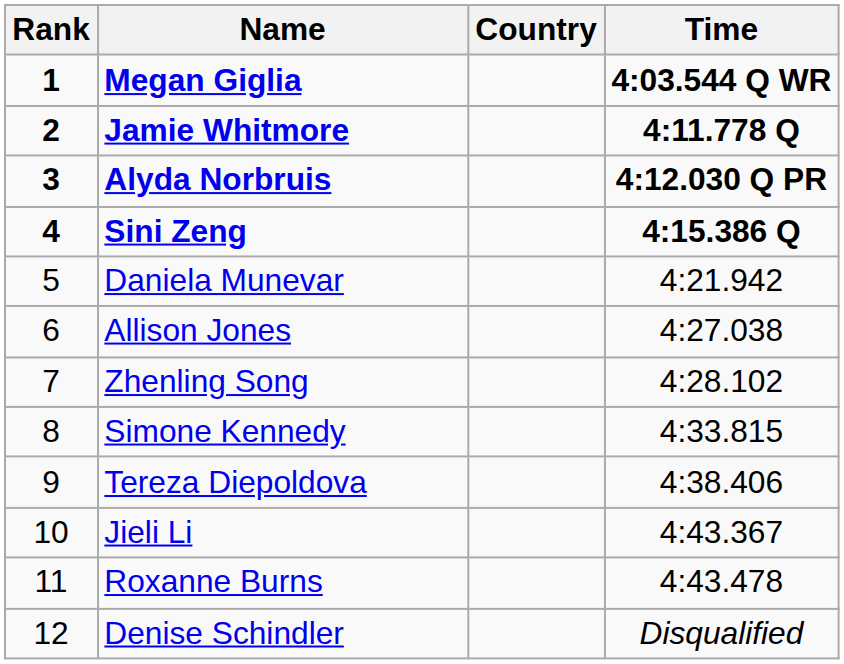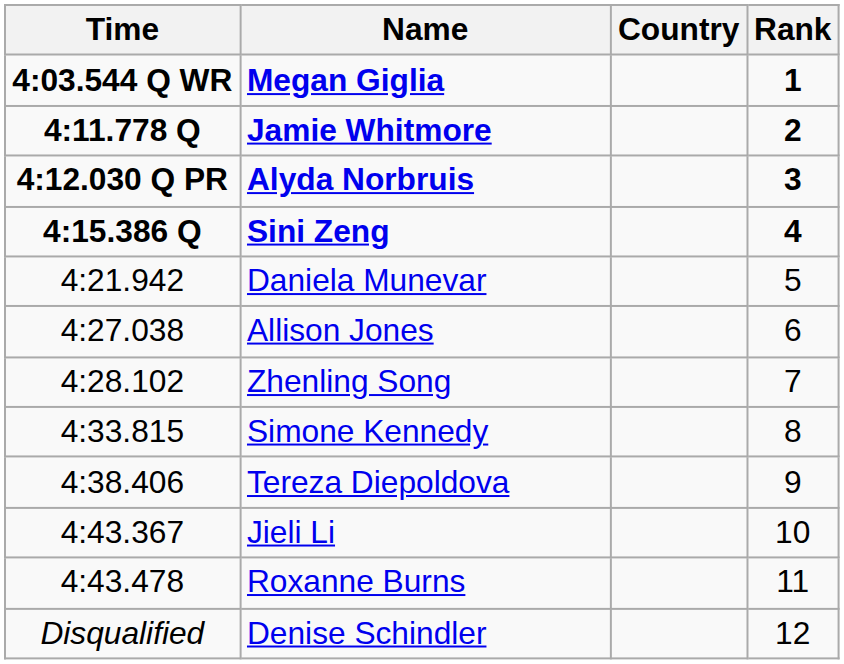columns swapped: (51, 29) <-> (721, 29)
